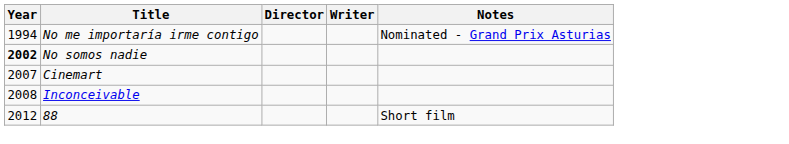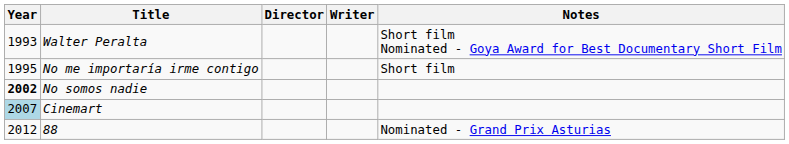+ row: (95, 42)
(22, 35) 1994 -> (22, 69) 1995
(496, 35) Nominated - Grand Prix Asturias -> (418, 69) Short film
(22, 75) no background -> (22, 109) lightblue background
- row: (91, 95)
(418, 115) Short film -> (496, 129) Nominated - Grand Prix Asturias
